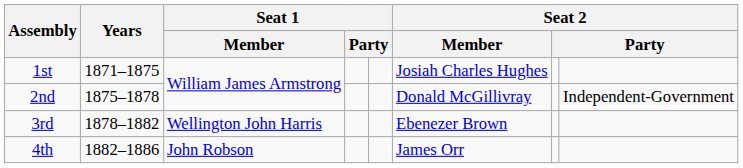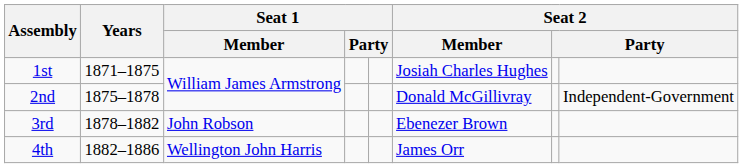(244, 123) Wellington John Harris -> (210, 123) John Robson
(210, 149) John Robson -> (244, 149) Wellington John Harris
